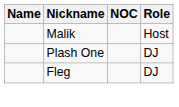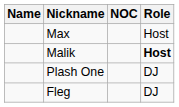+ row: (58, 33)
(156, 33) normal -> (157, 53) bold
